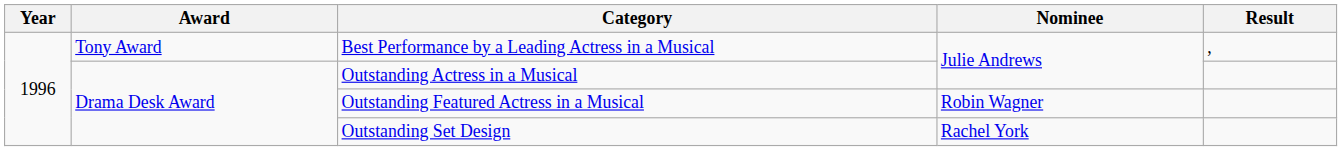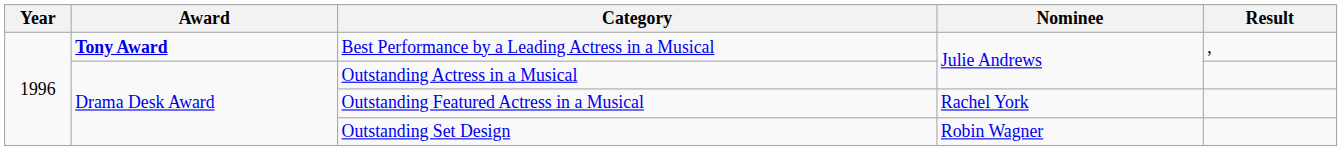(118, 46) normal -> (121, 46) bold
(992, 103) Robin Wagner -> (985, 103) Rachel York
(985, 131) Rachel York -> (992, 131) Robin Wagner
